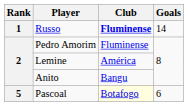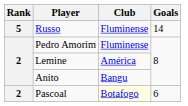(19, 28) 1 -> (19, 28) 5
(126, 28) bold -> (125, 28) normal
(19, 93) 5 -> (19, 93) 2
